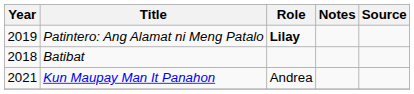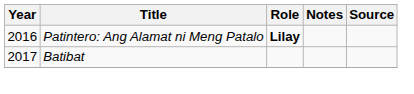(22, 36) 2019 -> (22, 36) 2016
(22, 57) 2018 -> (22, 57) 2017
- row: (129, 78)
